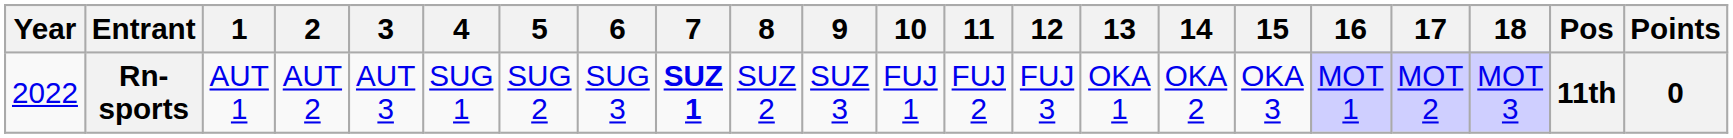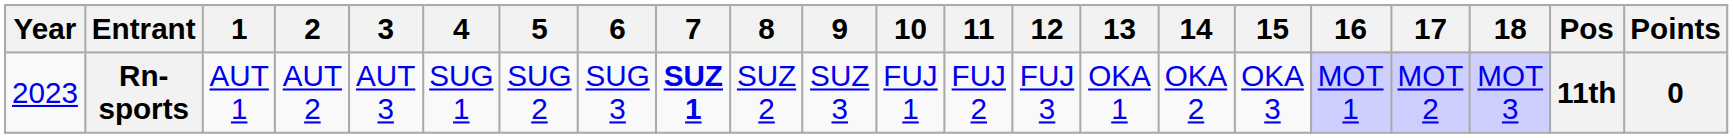(45, 92) 2022 -> (45, 92) 2023
